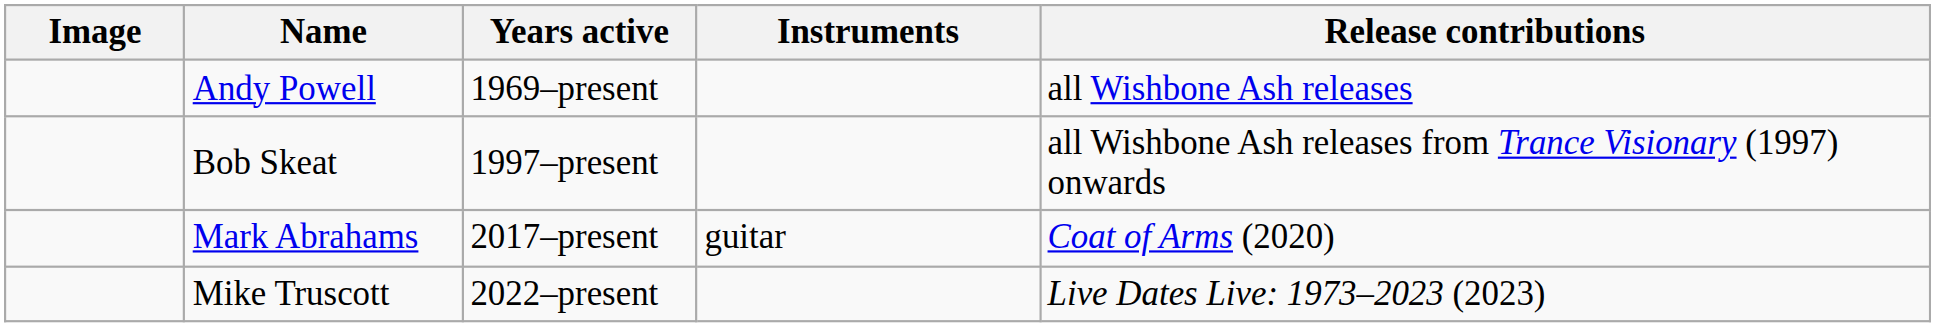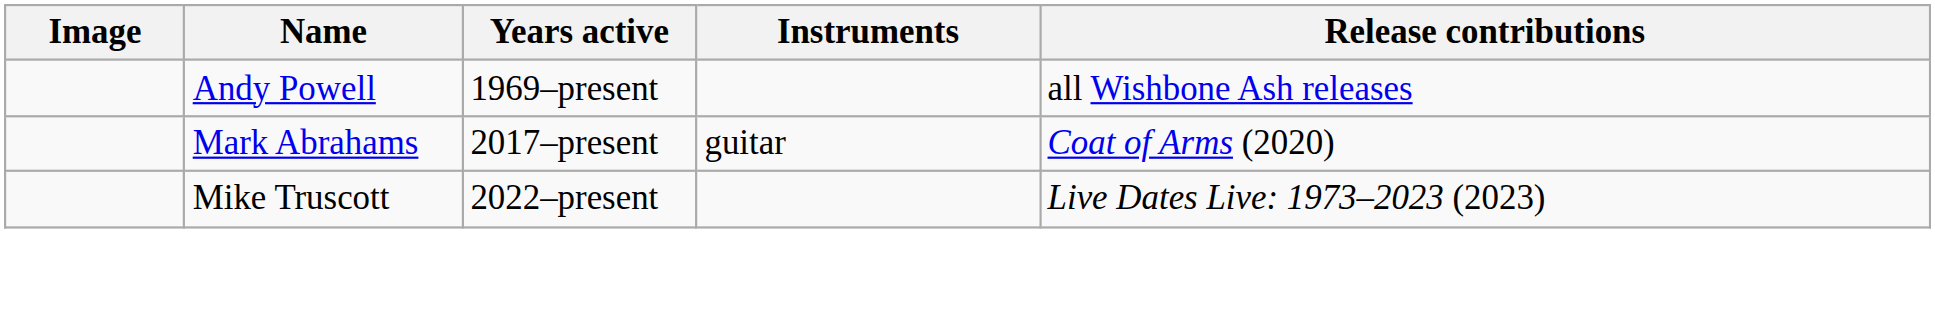- row: (265, 162)
